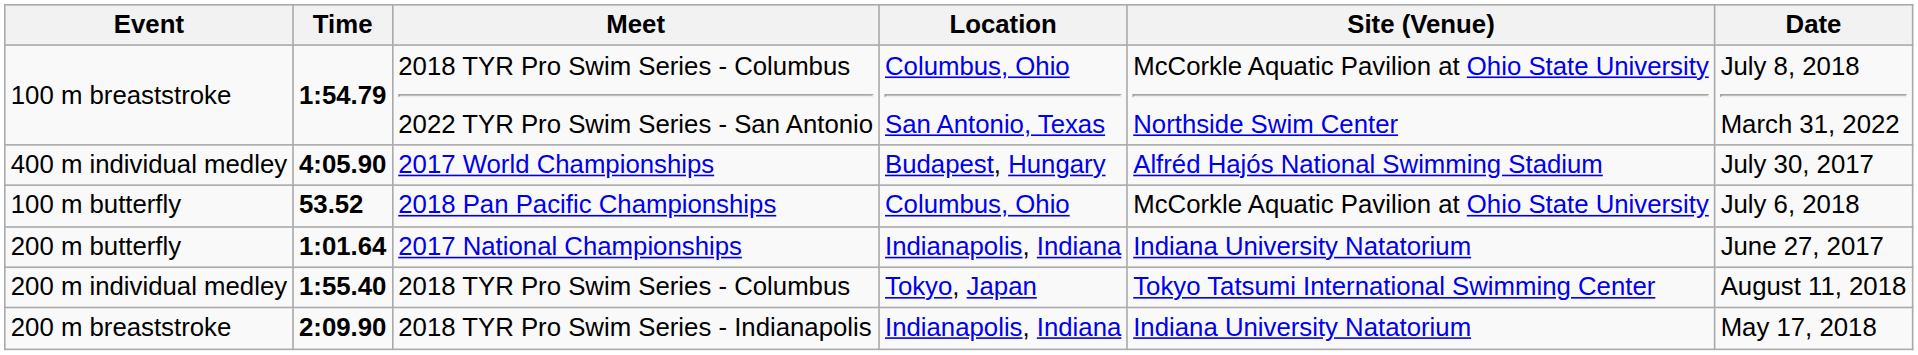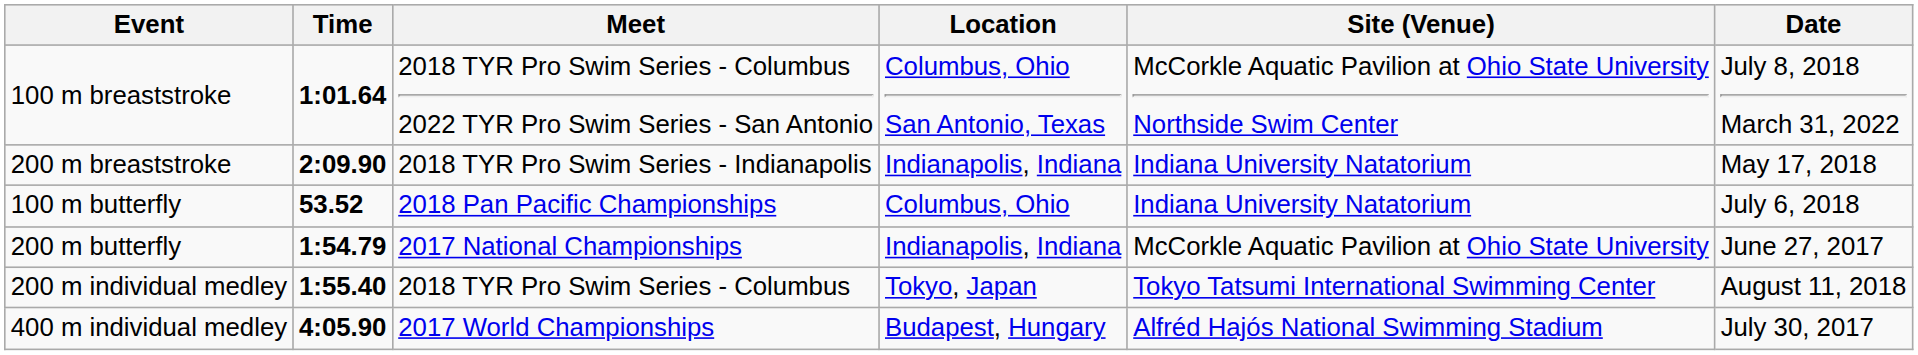(343, 94) 1:54.79 -> (343, 94) 1:01.64
rows swapped: (121, 328) <-> (149, 164)
(1421, 205) McCorkle Aquatic Pavilion at Ohio State University -> (1302, 205) Indiana University Natatorium
(343, 246) 1:01.64 -> (343, 246) 1:54.79
(1302, 246) Indiana University Natatorium -> (1421, 246) McCorkle Aquatic Pavilion at Ohio State University
